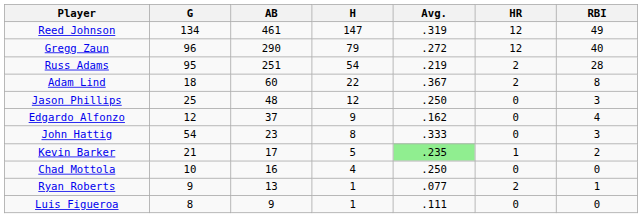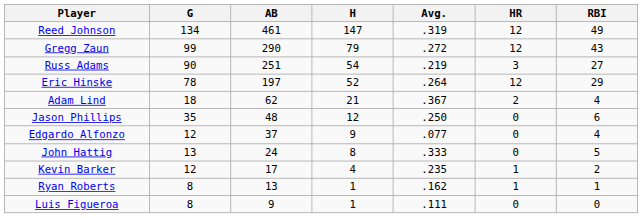(190, 48) 96 -> (190, 48) 99
(597, 48) 40 -> (597, 48) 43
(190, 65) 95 -> (190, 65) 90
(516, 65) 2 -> (516, 65) 3
(597, 65) 28 -> (597, 65) 27
+ row: (77, 83)
(271, 83) 60 -> (271, 100) 62
(353, 83) 22 -> (353, 100) 21
(597, 83) 8 -> (597, 100) 4
(190, 100) 25 -> (190, 117) 35
(597, 100) 3 -> (597, 117) 6
(434, 117) .162 -> (434, 135) .077
(190, 135) 54 -> (190, 152) 13
(271, 135) 23 -> (271, 152) 24
(597, 135) 3 -> (597, 152) 5
(190, 152) 21 -> (190, 169) 12
(353, 152) 5 -> (353, 169) 4
(434, 152) lightgreen background -> (434, 169) no background
- row: (77, 169)
(190, 187) 9 -> (190, 187) 8
(434, 187) .077 -> (434, 187) .162
(516, 187) 2 -> (516, 187) 1
